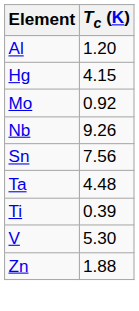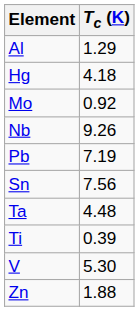(100, 48) 1.20 -> (100, 48) 1.29
(100, 75) 4.15 -> (100, 75) 4.18
+ row: (19, 157)
